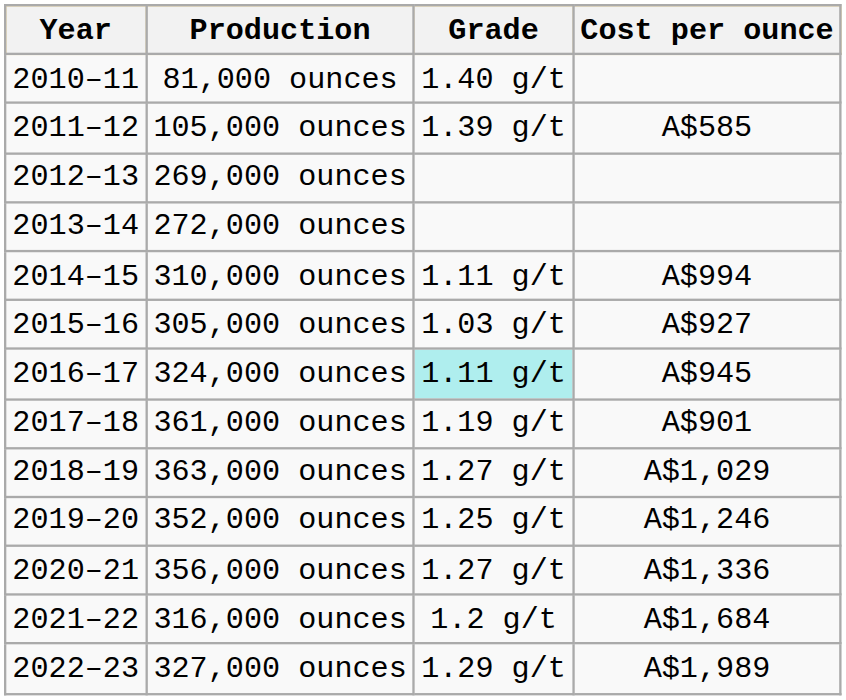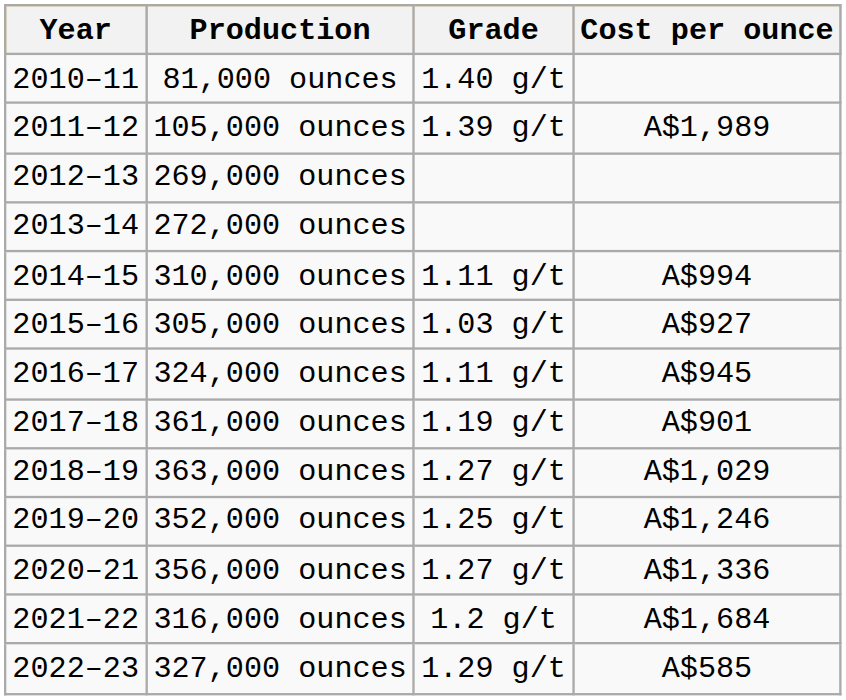(707, 128) A$585 -> (707, 128) A$1,989
(494, 374) paleturquoise background -> (494, 374) no background
(707, 669) A$1,989 -> (707, 669) A$585
